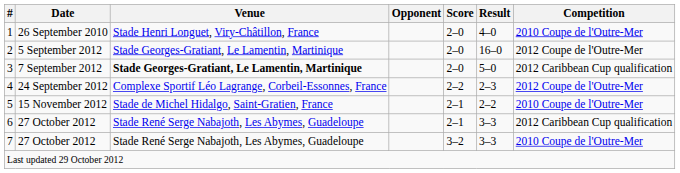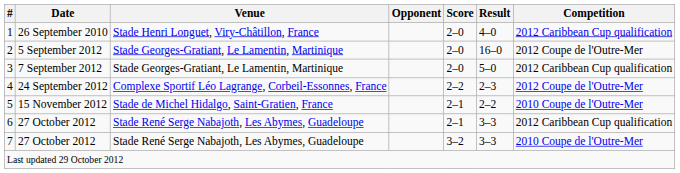(579, 31) 2010 Coupe de l'Outre-Mer -> (594, 31) 2012 Caribbean Cup qualification
(237, 68) bold -> (228, 68) normal
